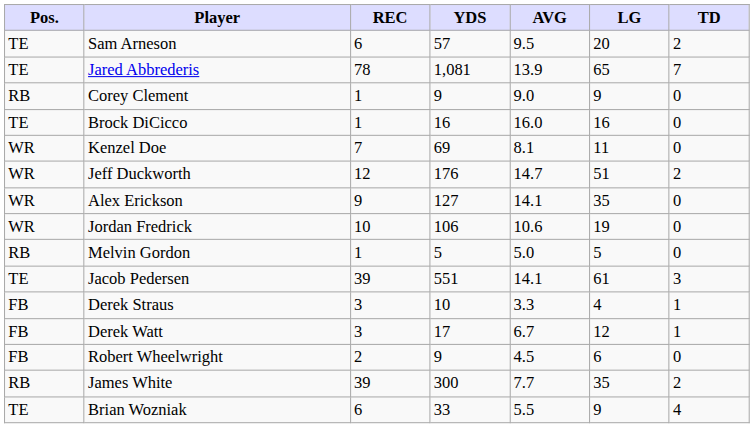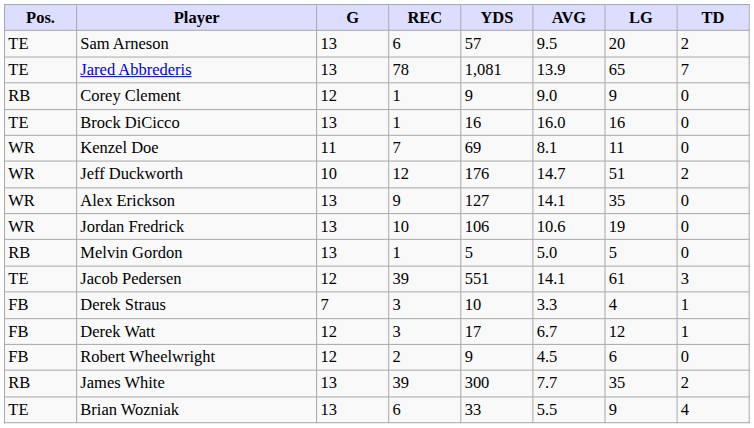+ column: (353, 17)
